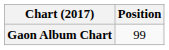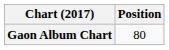(140, 34) 99 -> (140, 34) 80
